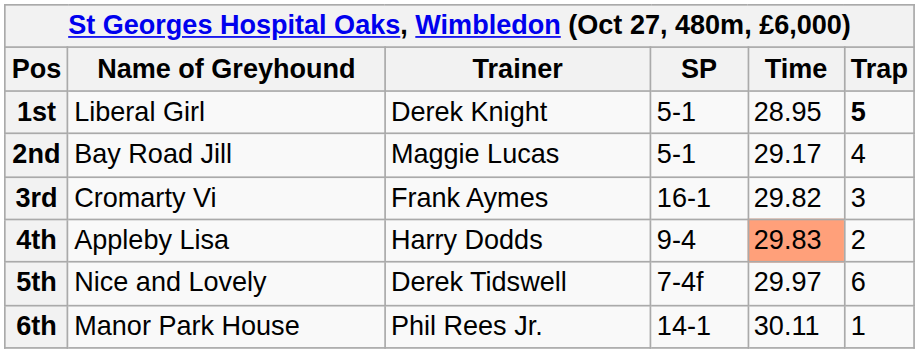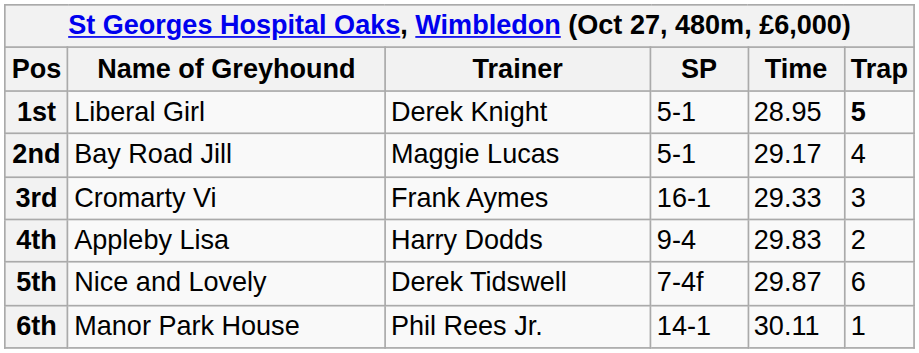(788, 197) 29.82 -> (788, 197) 29.33
(788, 240) lightsalmon background -> (788, 240) no background
(788, 283) 29.97 -> (788, 283) 29.87
